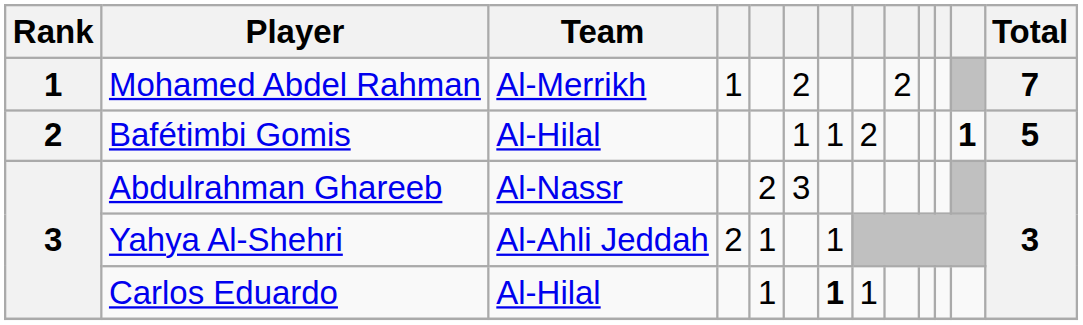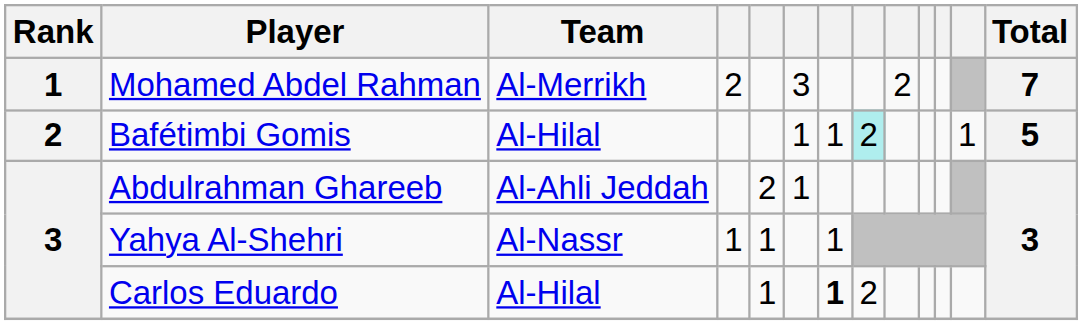(733, 84) 1 -> (733, 84) 2
(801, 84) 2 -> (801, 84) 3
(869, 136) no background -> (869, 136) paleturquoise background
(967, 136) bold -> (967, 136) normal
(559, 188) Al-Nassr -> (603, 188) Al-Ahli Jeddah
(801, 188) 3 -> (801, 188) 1
(603, 240) Al-Ahli Jeddah -> (559, 240) Al-Nassr
(733, 240) 2 -> (733, 240) 1
(869, 292) 1 -> (869, 292) 2
